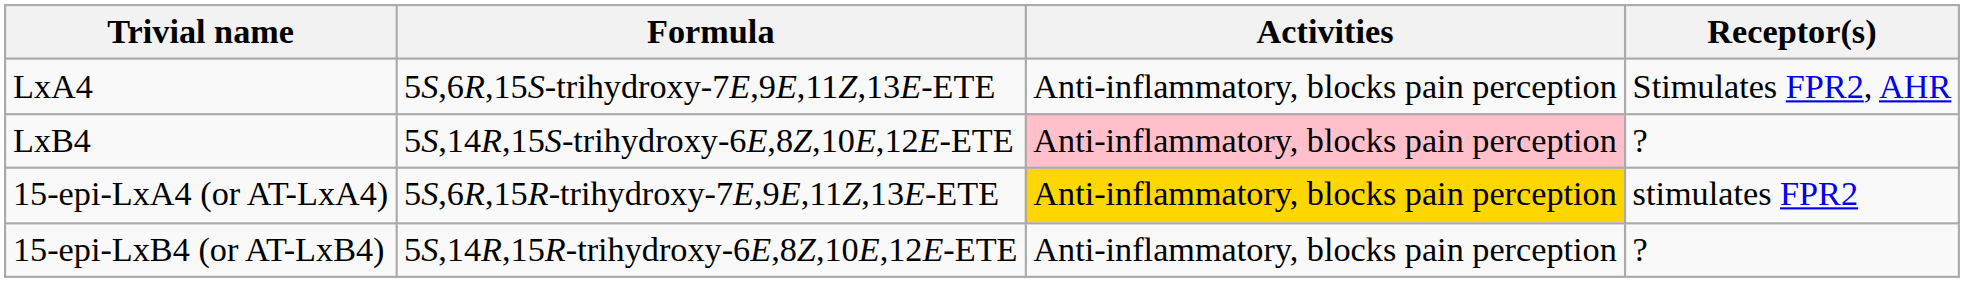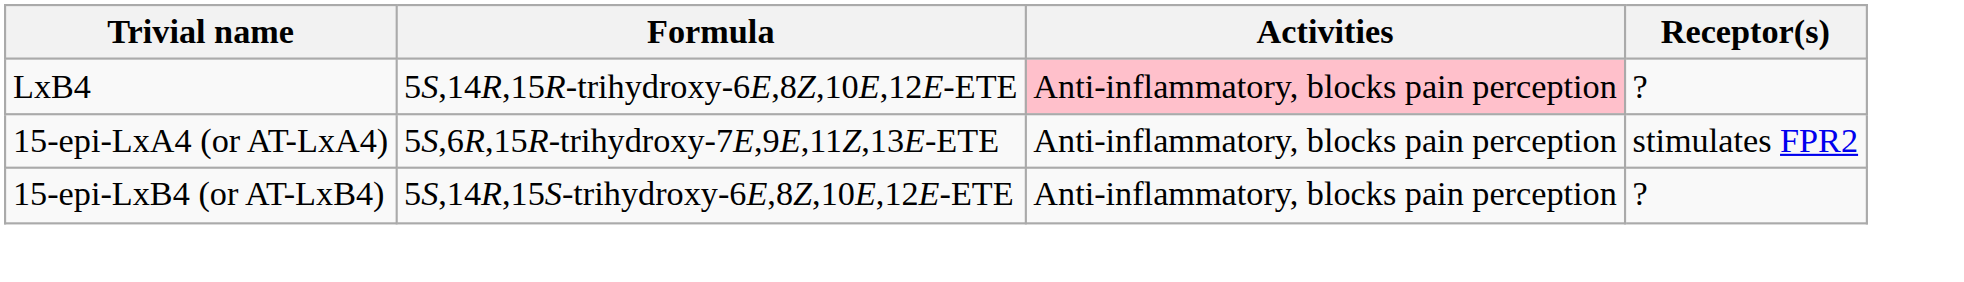- row: (53, 85)
(709, 140) 5S,14R,15S-trihydroxy-6E,8Z,10E,12E-ETE -> (711, 85) 5S,14R,15R-trihydroxy-6E,8Z,10E,12E-ETE
(1325, 194) gold background -> (1325, 140) no background
(711, 248) 5S,14R,15R-trihydroxy-6E,8Z,10E,12E-ETE -> (709, 194) 5S,14R,15S-trihydroxy-6E,8Z,10E,12E-ETE
